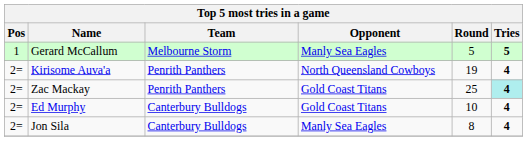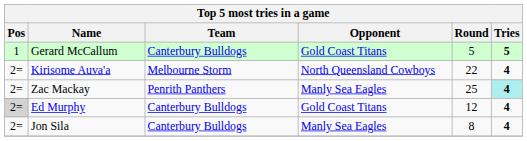(189, 51) Melbourne Storm -> (197, 51) Canterbury Bulldogs
(344, 51) Manly Sea Eagles -> (344, 51) Gold Coast Titans
(186, 70) Penrith Panthers -> (189, 70) Melbourne Storm
(472, 70) 19 -> (472, 70) 22
(344, 88) Gold Coast Titans -> (344, 88) Manly Sea Eagles
(16, 107) no background -> (16, 107) lightgrey background
(472, 107) 10 -> (472, 107) 12
